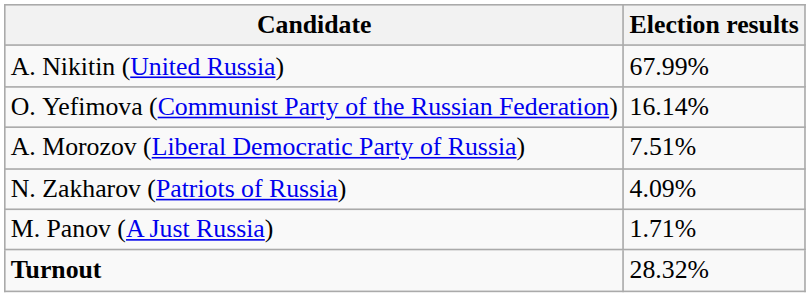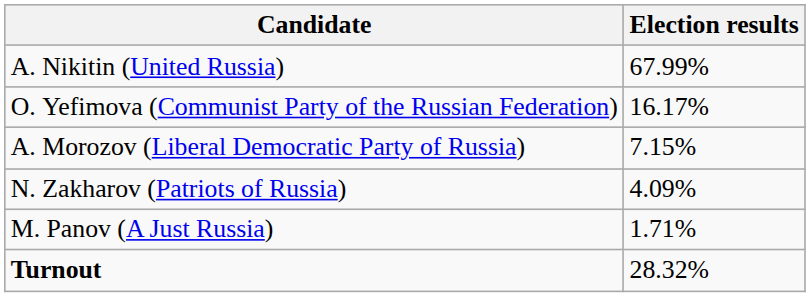(669, 106) 16.14% -> (669, 106) 16.17%
(663, 147) 7.51% -> (663, 147) 7.15%
